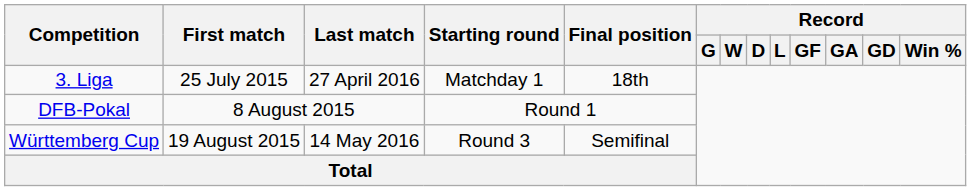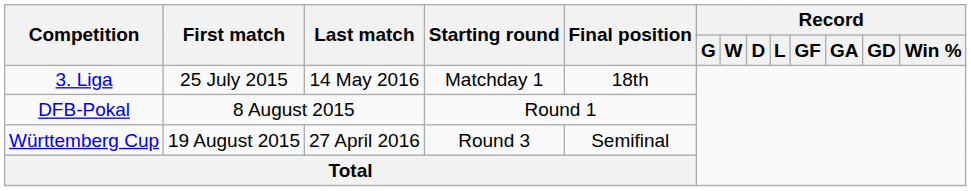(364, 80) 27 April 2016 -> (364, 80) 14 May 2016
(364, 140) 14 May 2016 -> (364, 140) 27 April 2016
